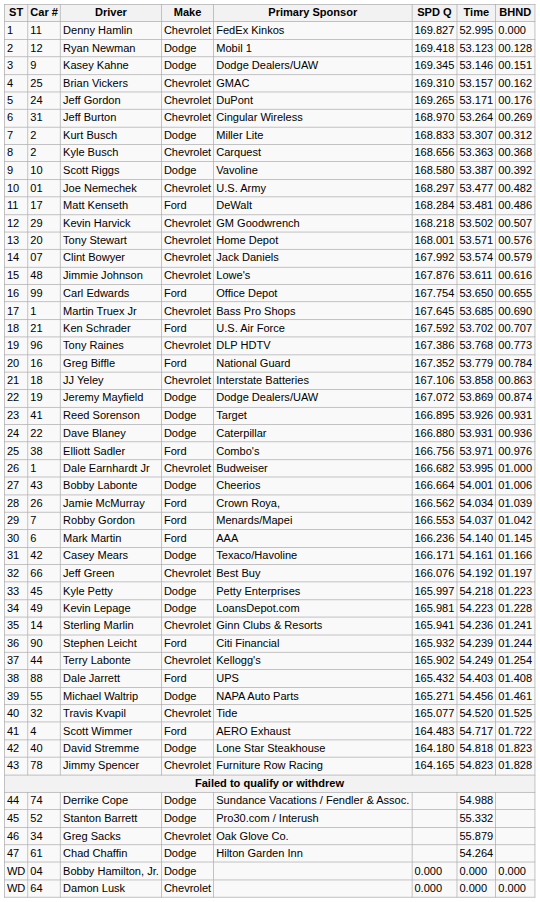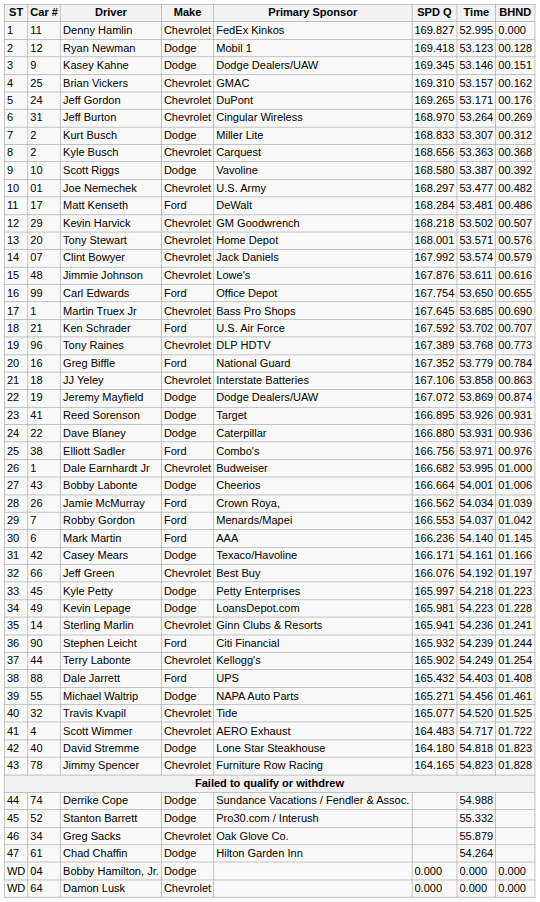(434, 345) 167.386 -> (434, 345) 167.389
(175, 731) Ford -> (188, 731) Chevrolet
